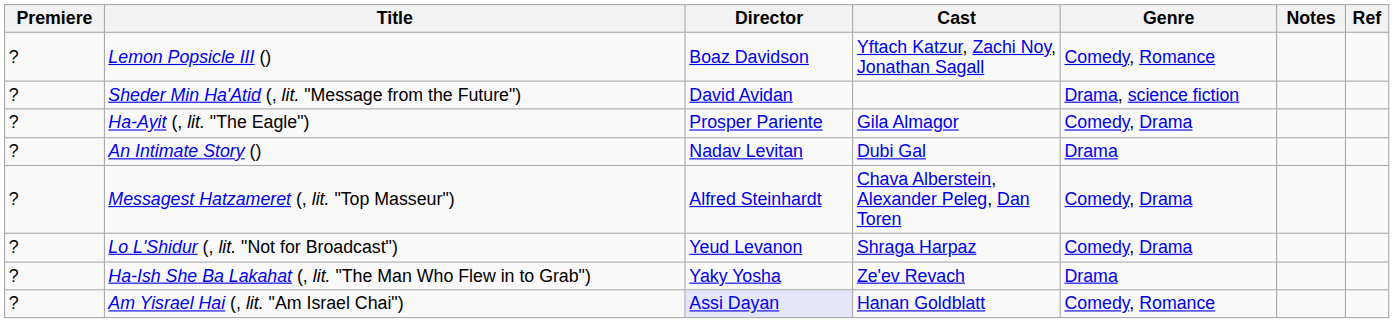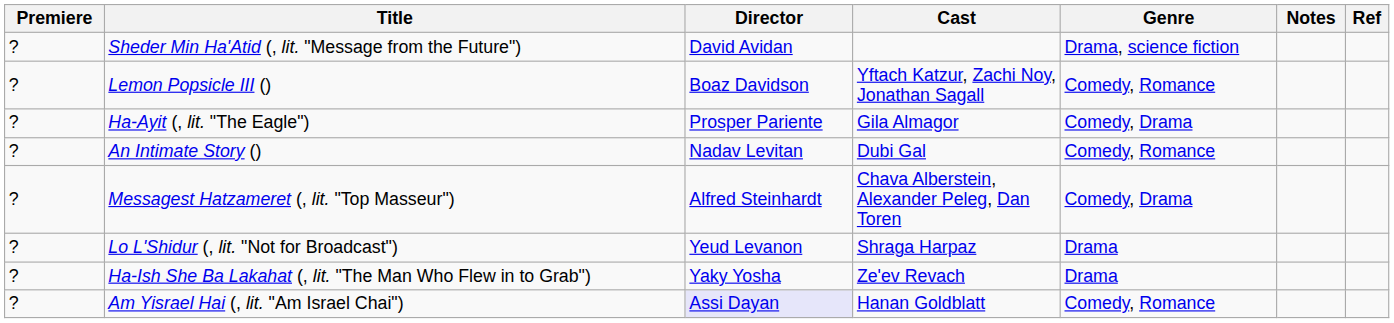rows swapped: (190, 56) <-> (315, 94)
(1091, 151) Drama -> (1140, 151) Comedy, Romance
(1128, 247) Comedy, Drama -> (1091, 247) Drama
